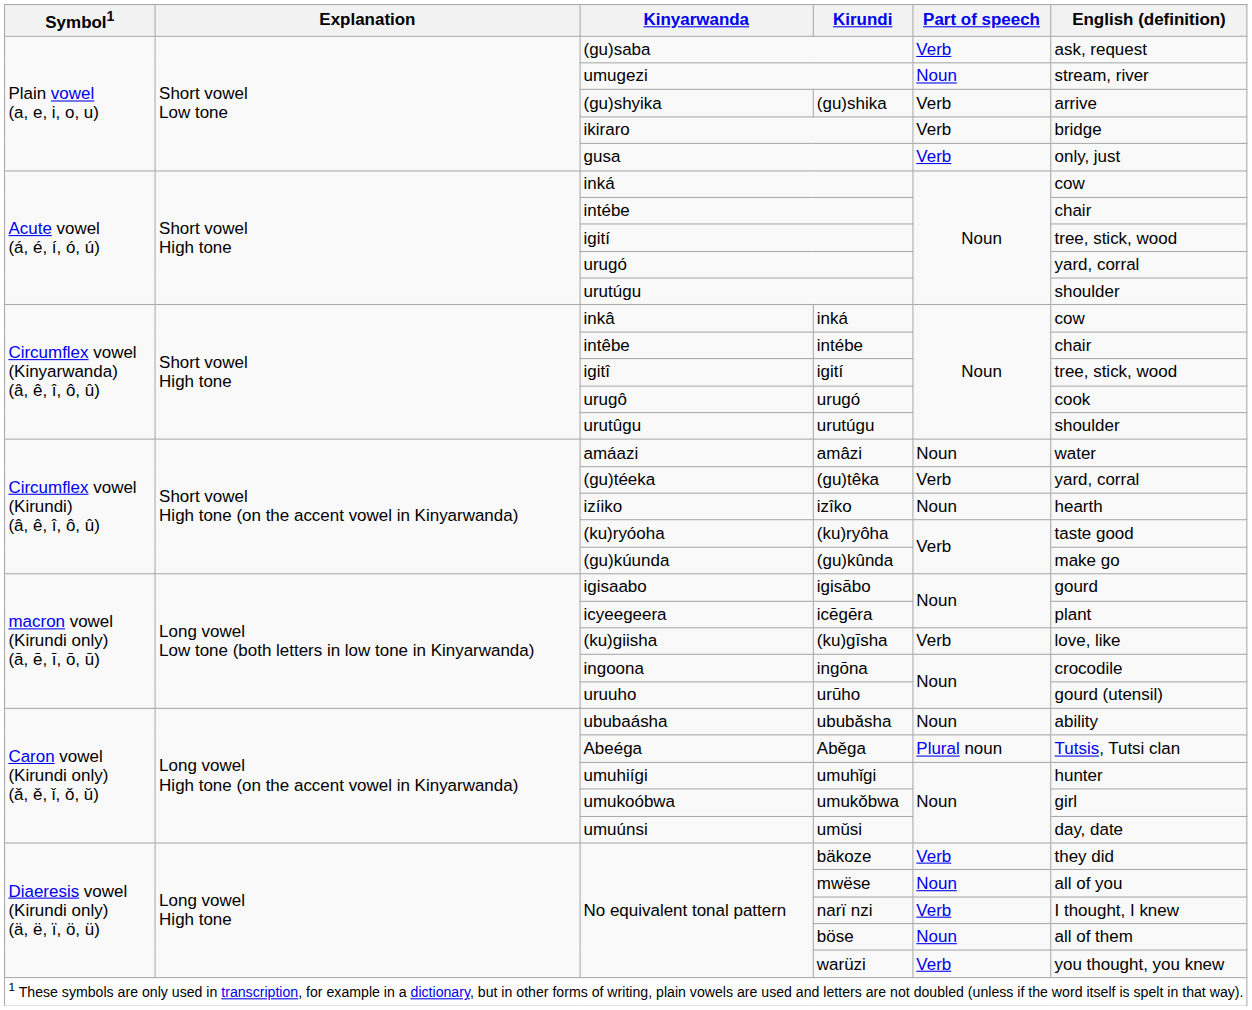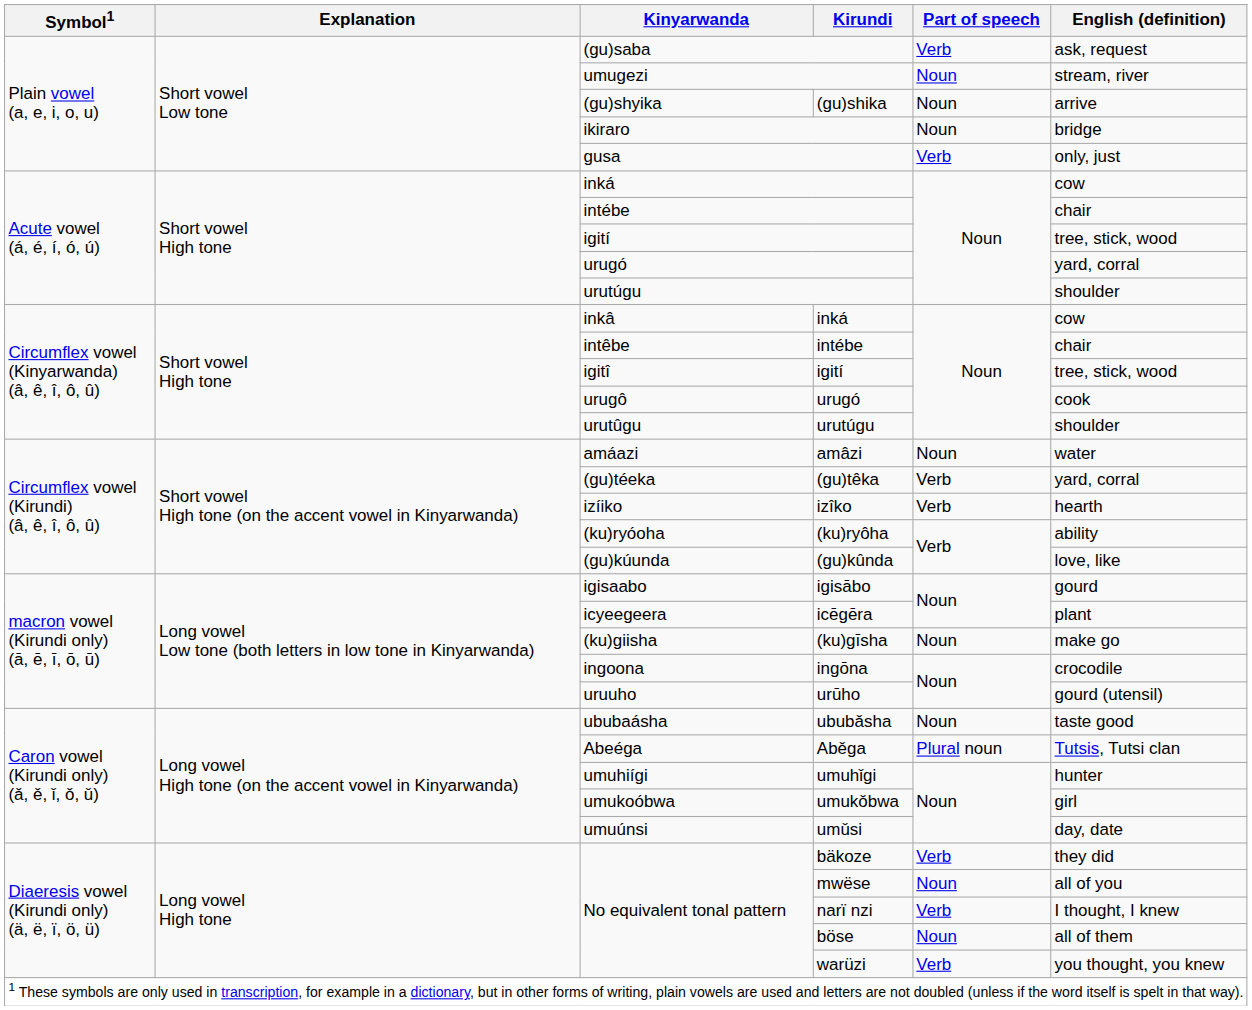(934, 103) Verb -> (937, 103) Noun
(934, 130) Verb -> (937, 130) Noun
(937, 506) Noun -> (934, 506) Verb
(1094, 533) taste good -> (1076, 533) ability
(1087, 560) make go -> (1088, 560) love, like
(934, 641) Verb -> (937, 641) Noun
(1088, 641) love, like -> (1087, 641) make go
(1076, 721) ability -> (1094, 721) taste good
